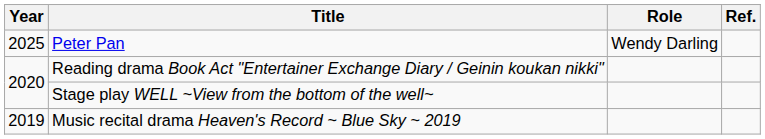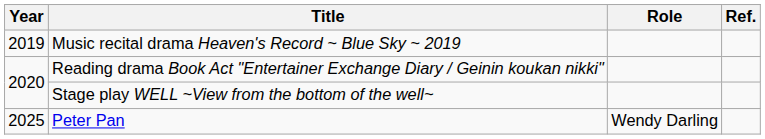rows swapped: (256, 120) <-> (88, 43)
